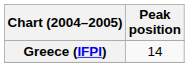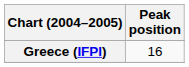(155, 51) 14 -> (155, 51) 16
